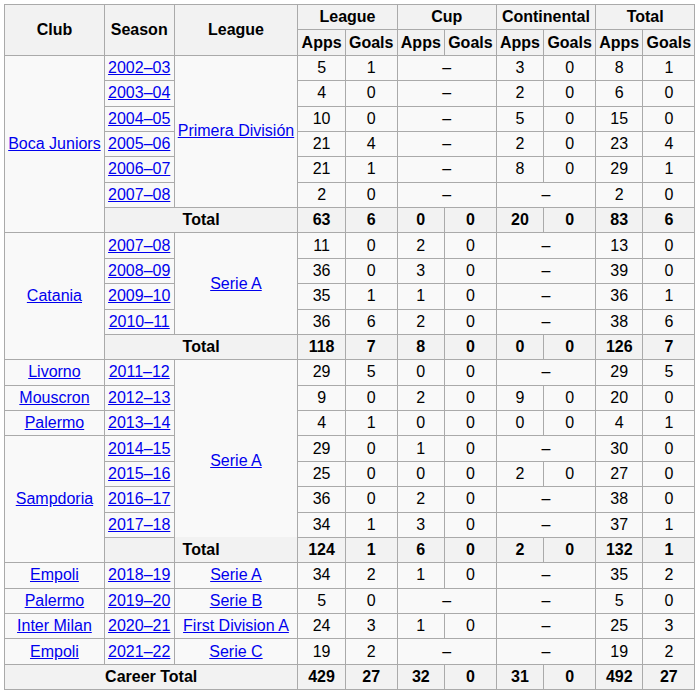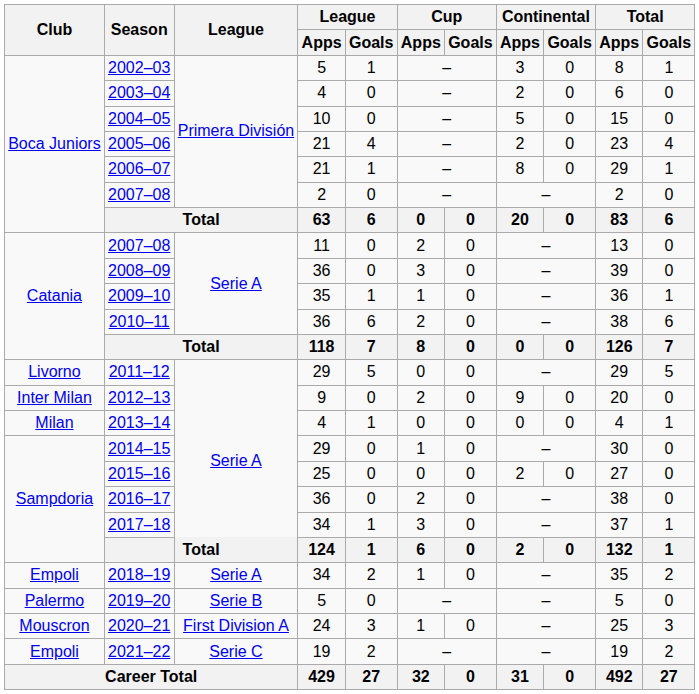(54, 397) Mouscron -> (54, 397) Inter Milan
(54, 423) Palermo -> (54, 423) Milan
(54, 626) Inter Milan -> (54, 626) Mouscron
